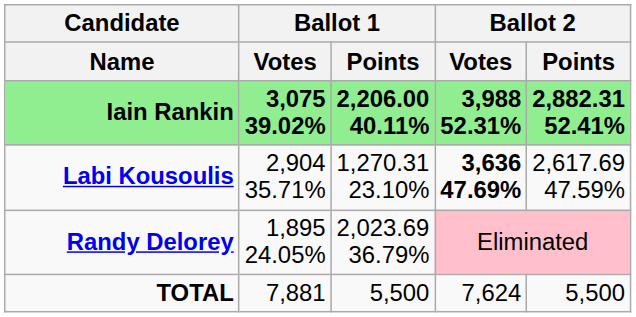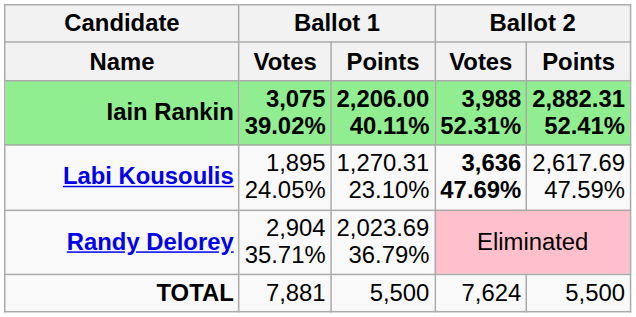(285, 177) 2,904 35.71% -> (285, 177) 1,895 24.05%
(285, 241) 1,895 24.05% -> (285, 241) 2,904 35.71%
